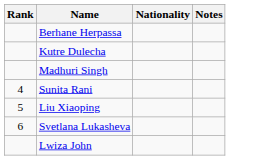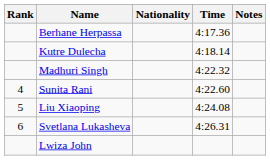+ column: (213, 14)
